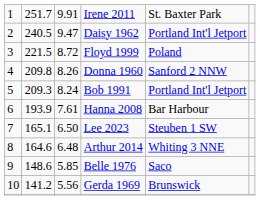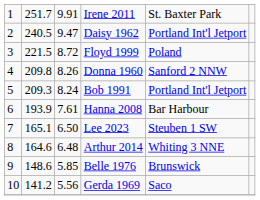(160, 166) Saco -> (174, 166) Brunswick
(174, 185) Brunswick -> (160, 185) Saco
